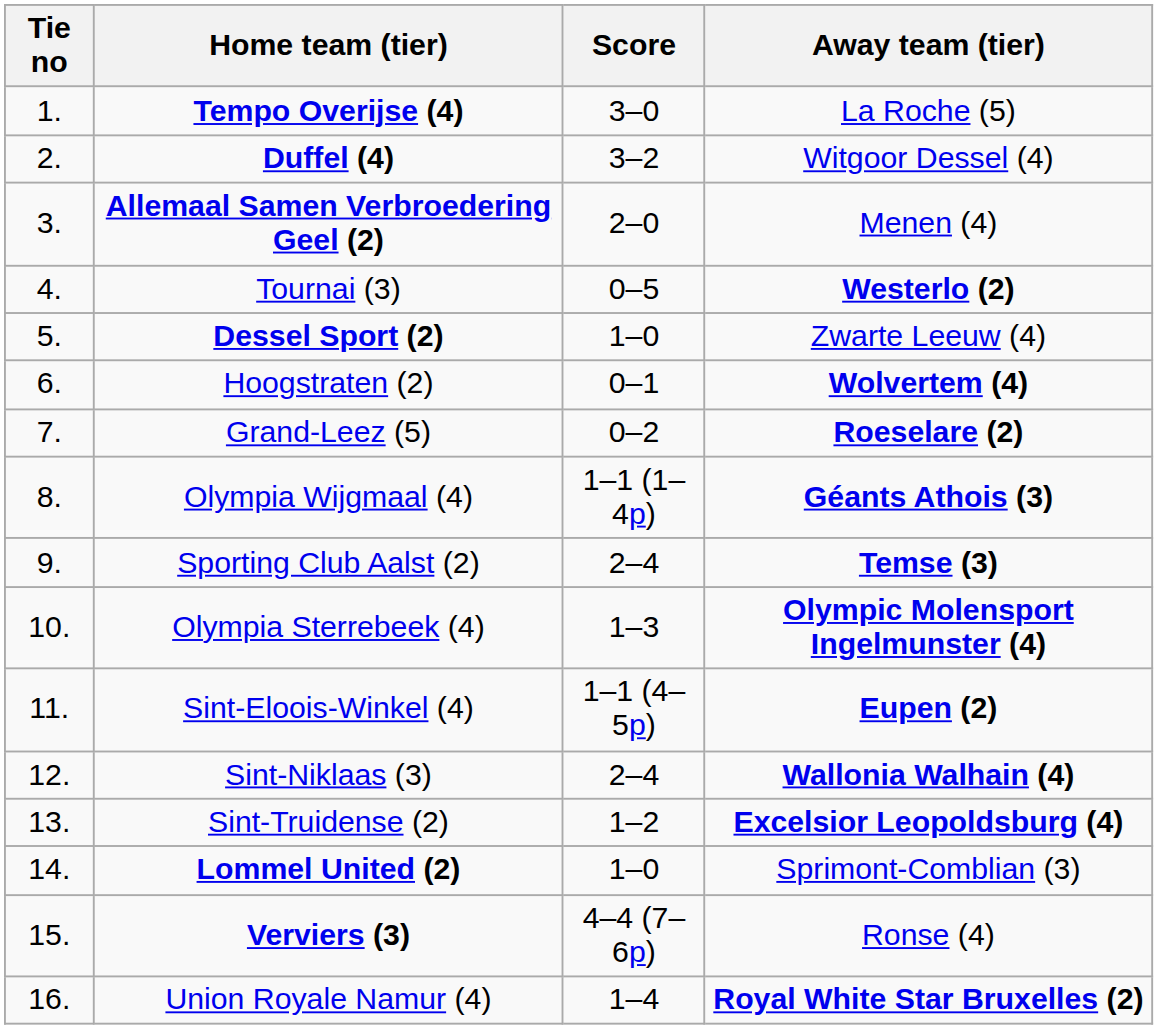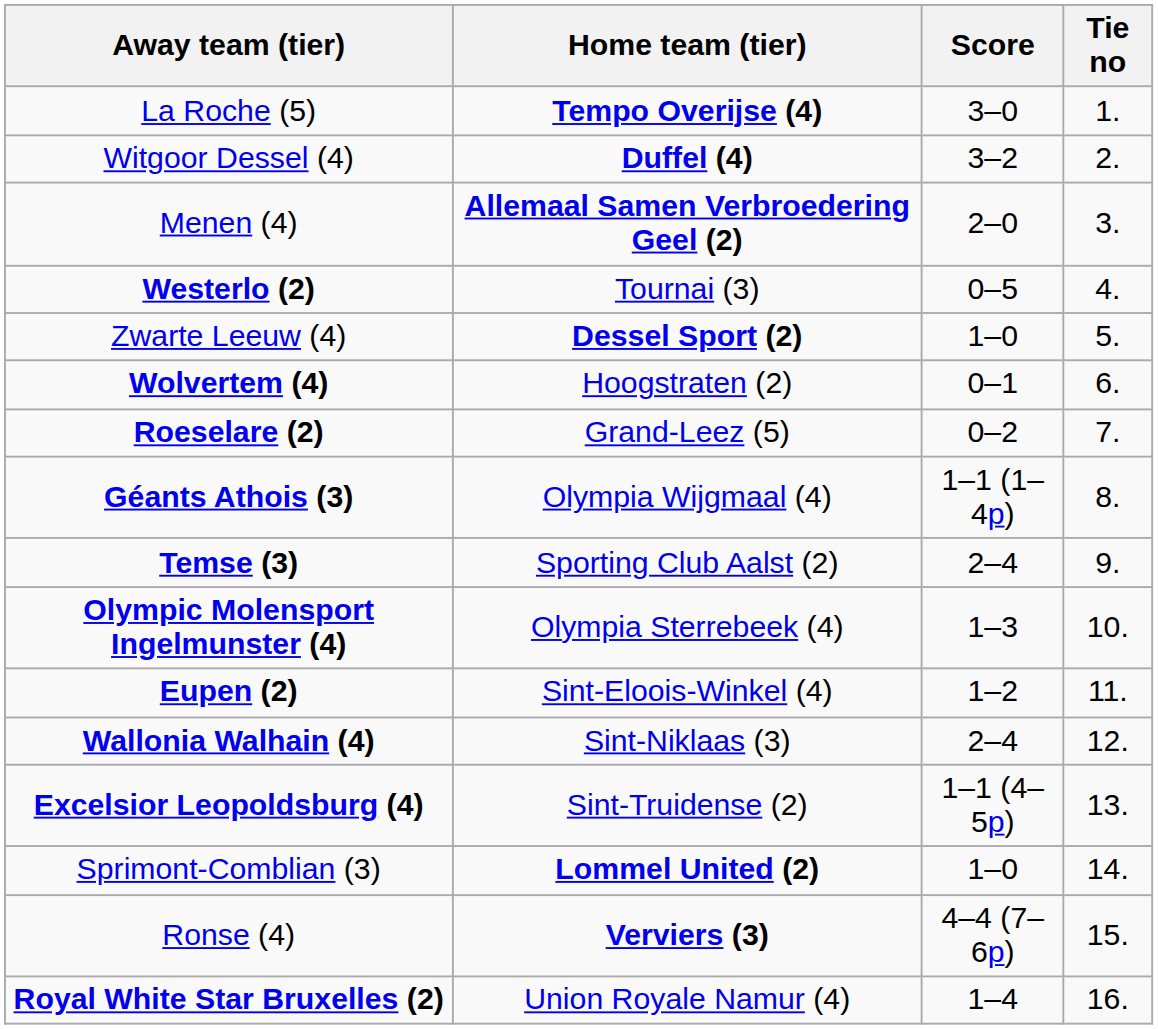columns swapped: (49, 45) <-> (928, 45)
(634, 709) 1–1 (4–5p) -> (993, 692) 1–2
(634, 822) 1–2 -> (993, 805) 1–1 (4–5p)
